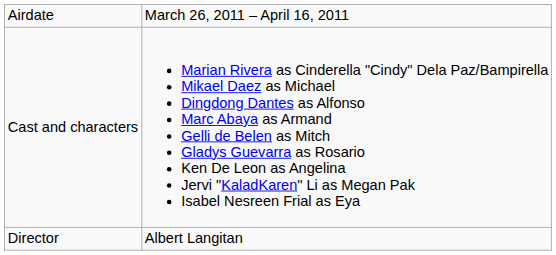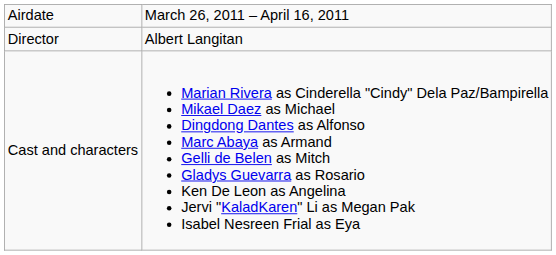rows swapped: (33, 238) <-> (73, 127)
